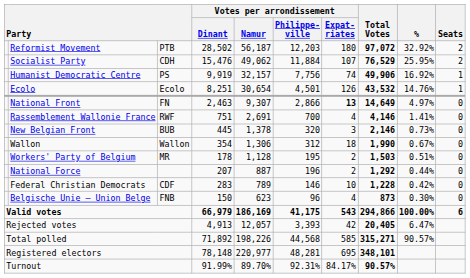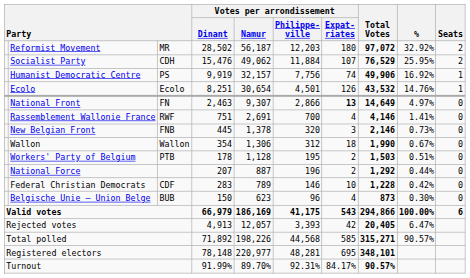(167, 48) PTB -> (164, 48) MR
(167, 130) BUB -> (167, 130) FNB
(164, 158) MR -> (167, 158) PTB
(167, 198) FNB -> (167, 198) BUB
